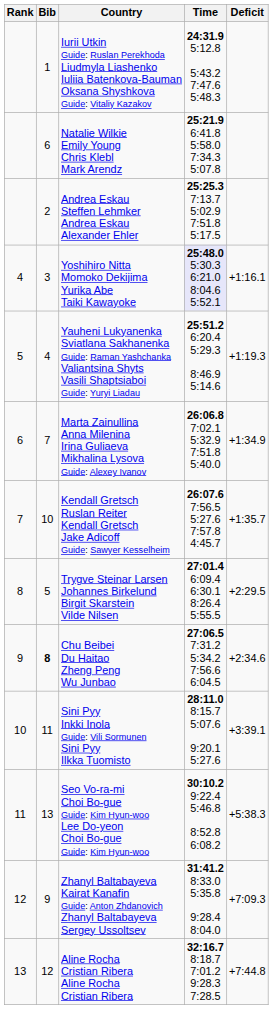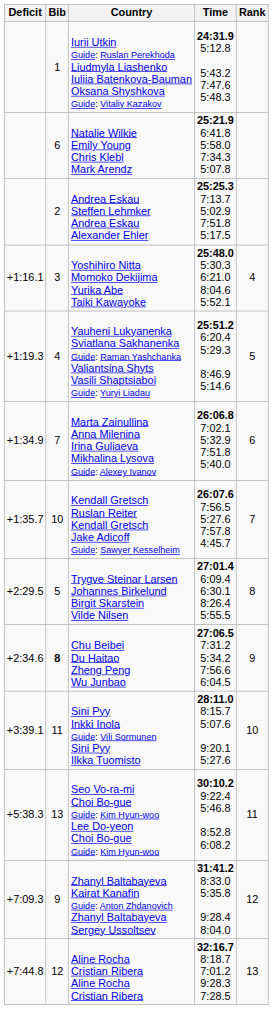columns swapped: (20, 13) <-> (247, 13)
(205, 277) lavender background -> (215, 277) no background
